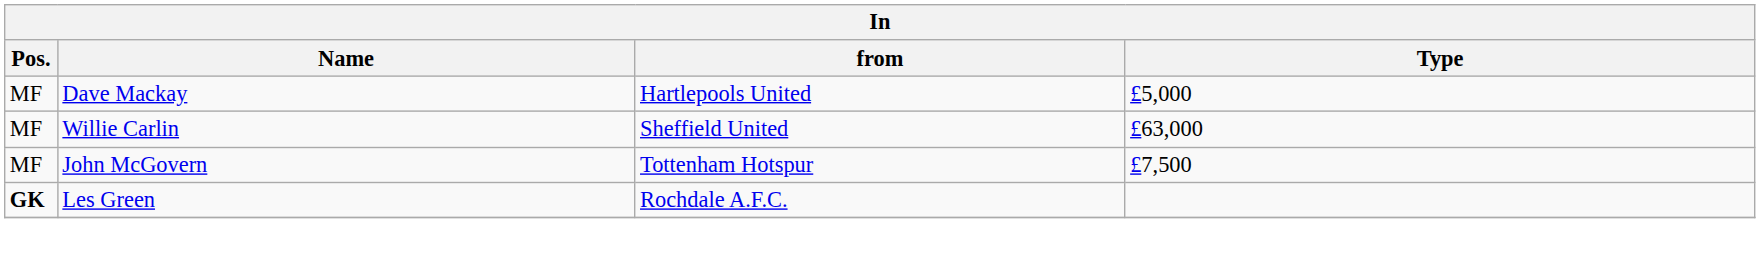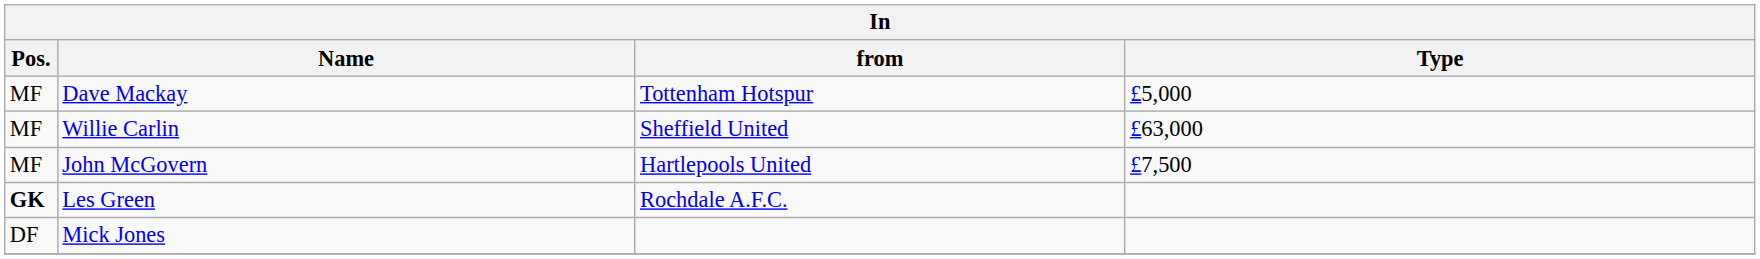(726, 93) Hartlepools United -> (727, 93) Tottenham Hotspur
(727, 164) Tottenham Hotspur -> (726, 164) Hartlepools United
+ row: (114, 235)
